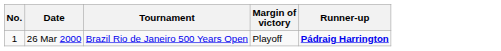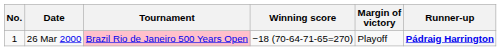+ column: (303, 18)
(167, 38) no background -> (167, 38) pink background
